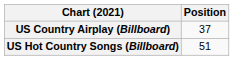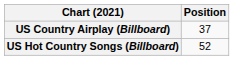(205, 47) 51 -> (205, 47) 52
